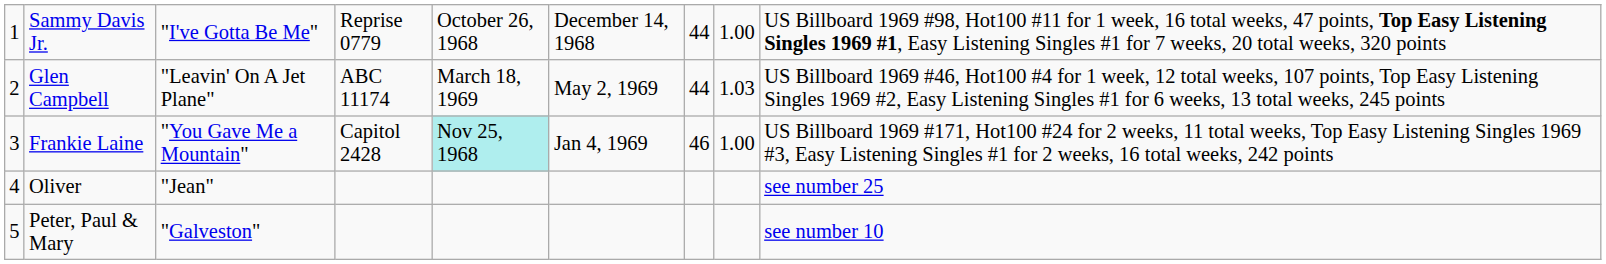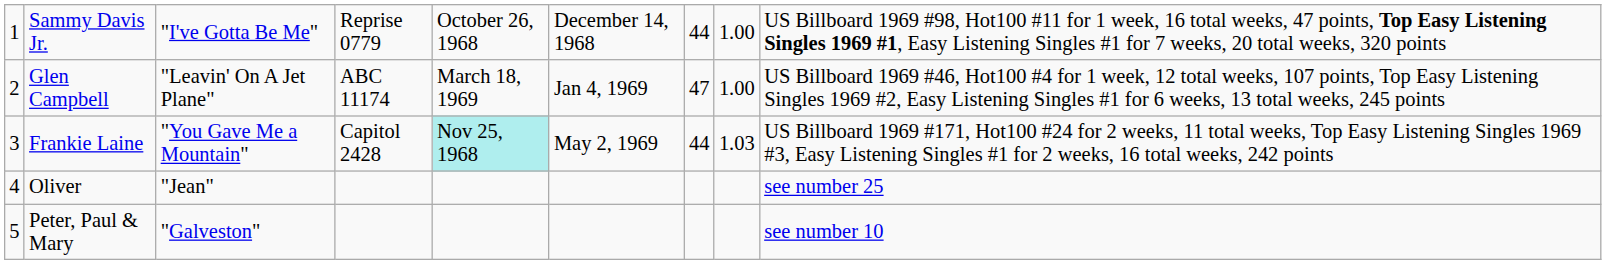(606, 87) May 2, 1969 -> (601, 87) Jan 4, 1969
(699, 87) 44 -> (699, 87) 47
(737, 87) 1.03 -> (737, 87) 1.00
(601, 143) Jan 4, 1969 -> (606, 143) May 2, 1969
(699, 143) 46 -> (699, 143) 44
(737, 143) 1.00 -> (737, 143) 1.03
